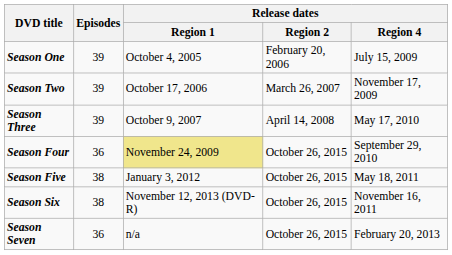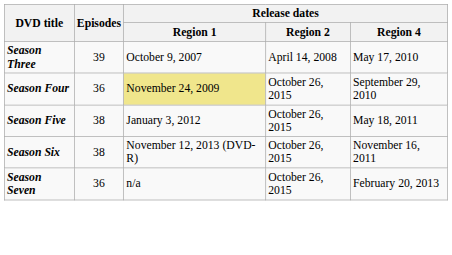- row: (36, 57)
- row: (36, 89)
